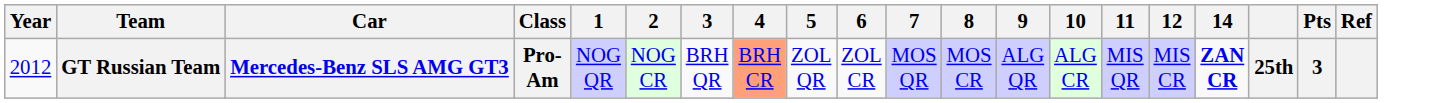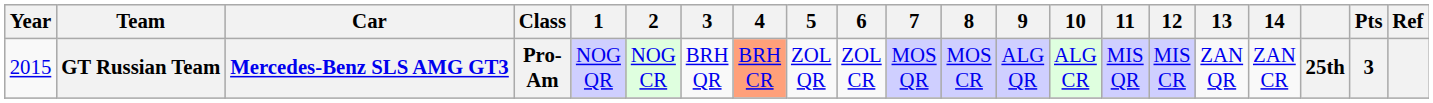+ column: (1222, 21)
(30, 67) 2012 -> (30, 67) 2015
(1222, 67) bold -> (1274, 67) normal
